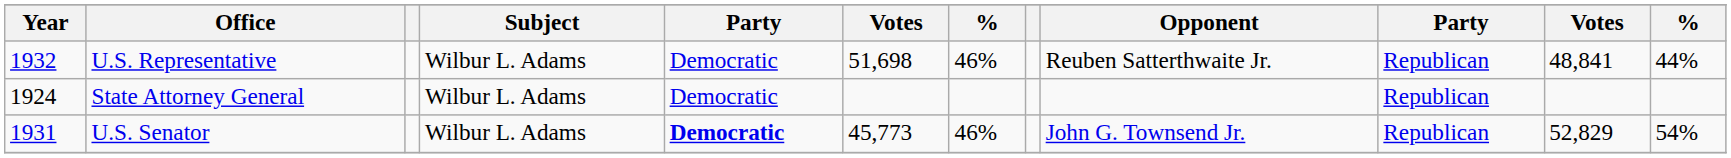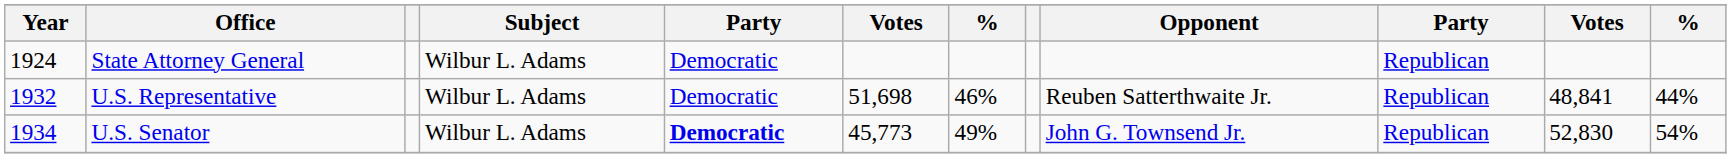rows swapped: (198, 96) <-> (184, 59)
(33, 133) 1931 -> (33, 133) 1934
(976, 133) 46% -> (976, 133) 49%
(1581, 133) 52,829 -> (1581, 133) 52,830
